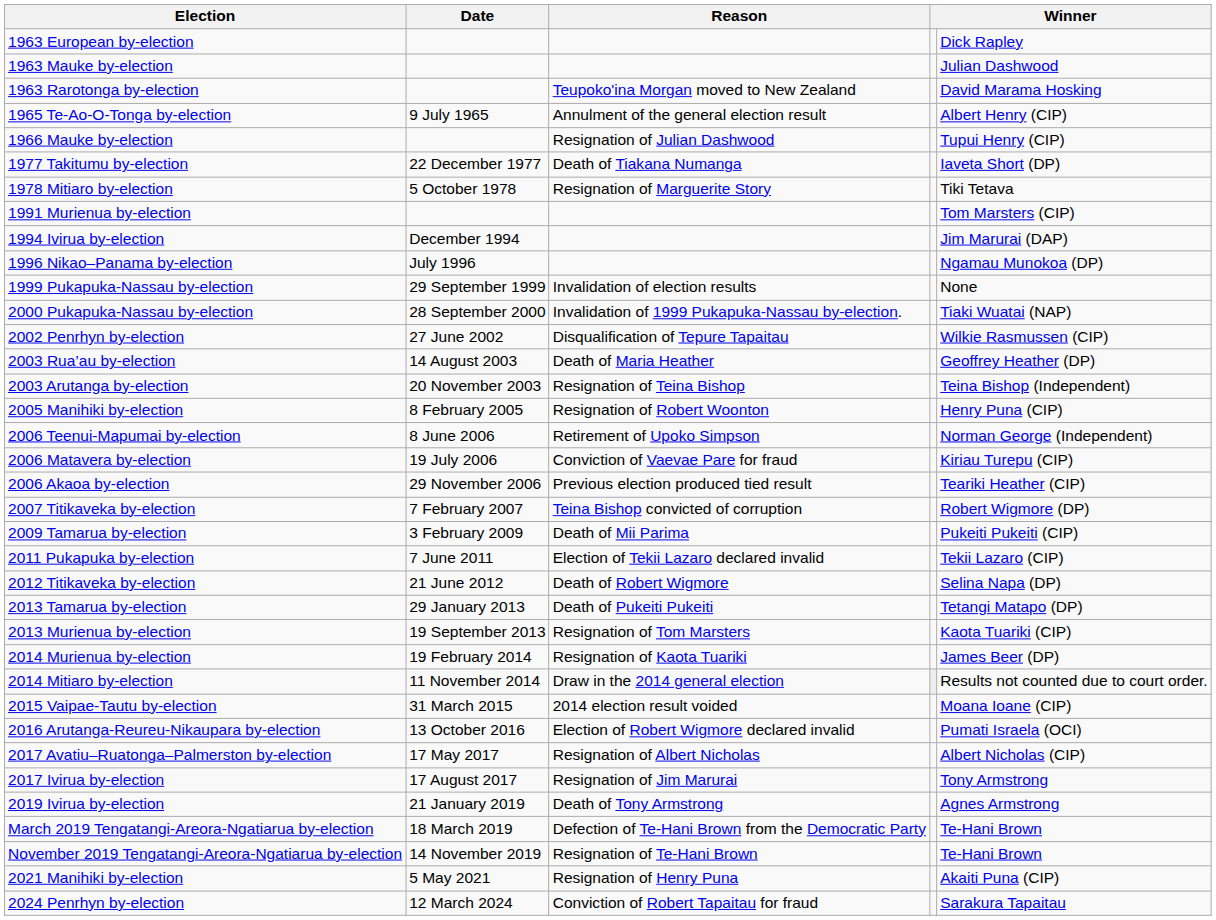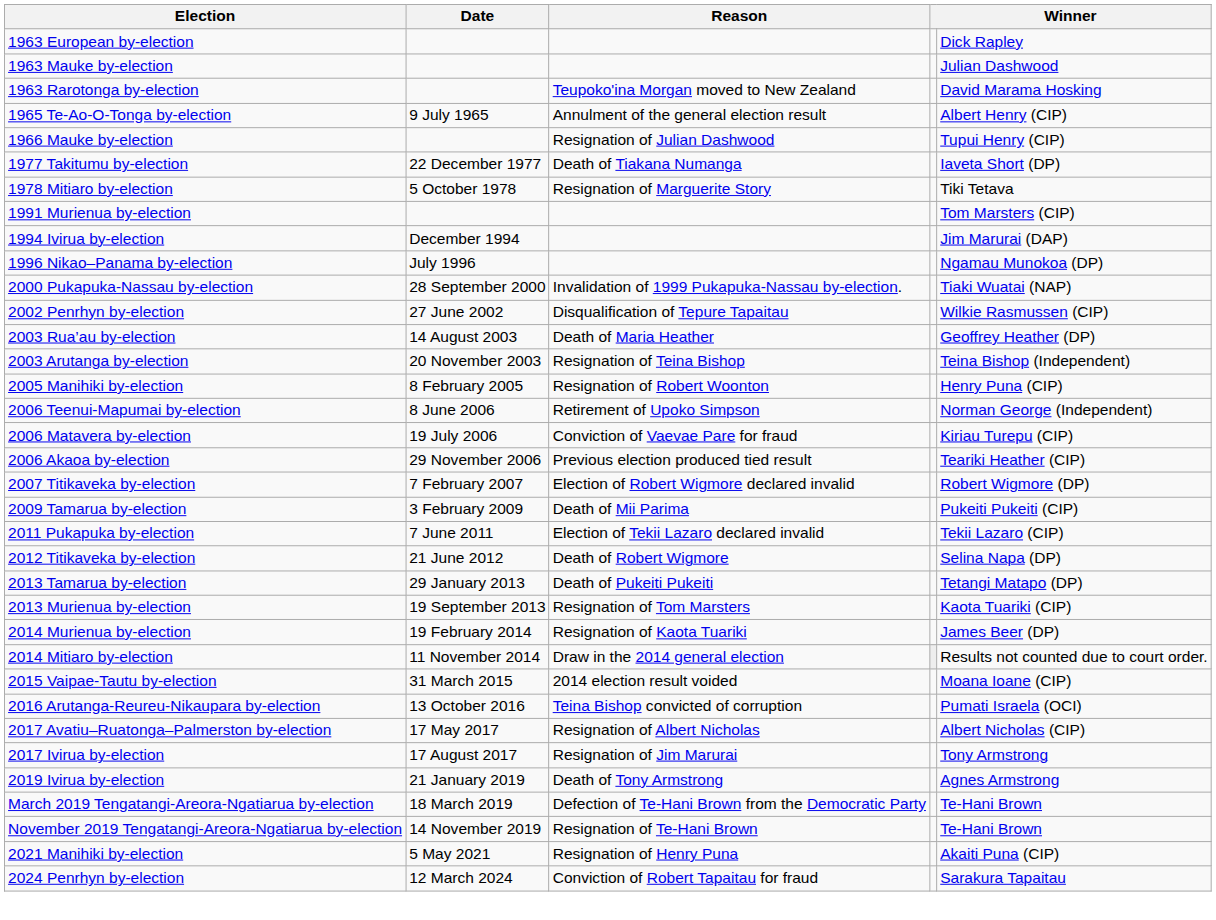- row: (131, 287)
(677, 509) Teina Bishop convicted of corruption -> (704, 484) Election of Robert Wigmore declared invalid
(704, 730) Election of Robert Wigmore declared invalid -> (677, 705) Teina Bishop convicted of corruption
